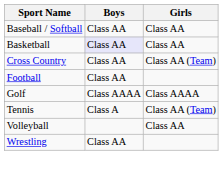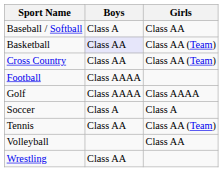(107, 28) Class AA -> (103, 28) Class A
(165, 45) Class AA -> (181, 45) Class AA (Team)
(107, 77) Class AA -> (114, 77) Class AAAA
+ row: (21, 110)
(103, 110) Class A -> (107, 126) Class AA
